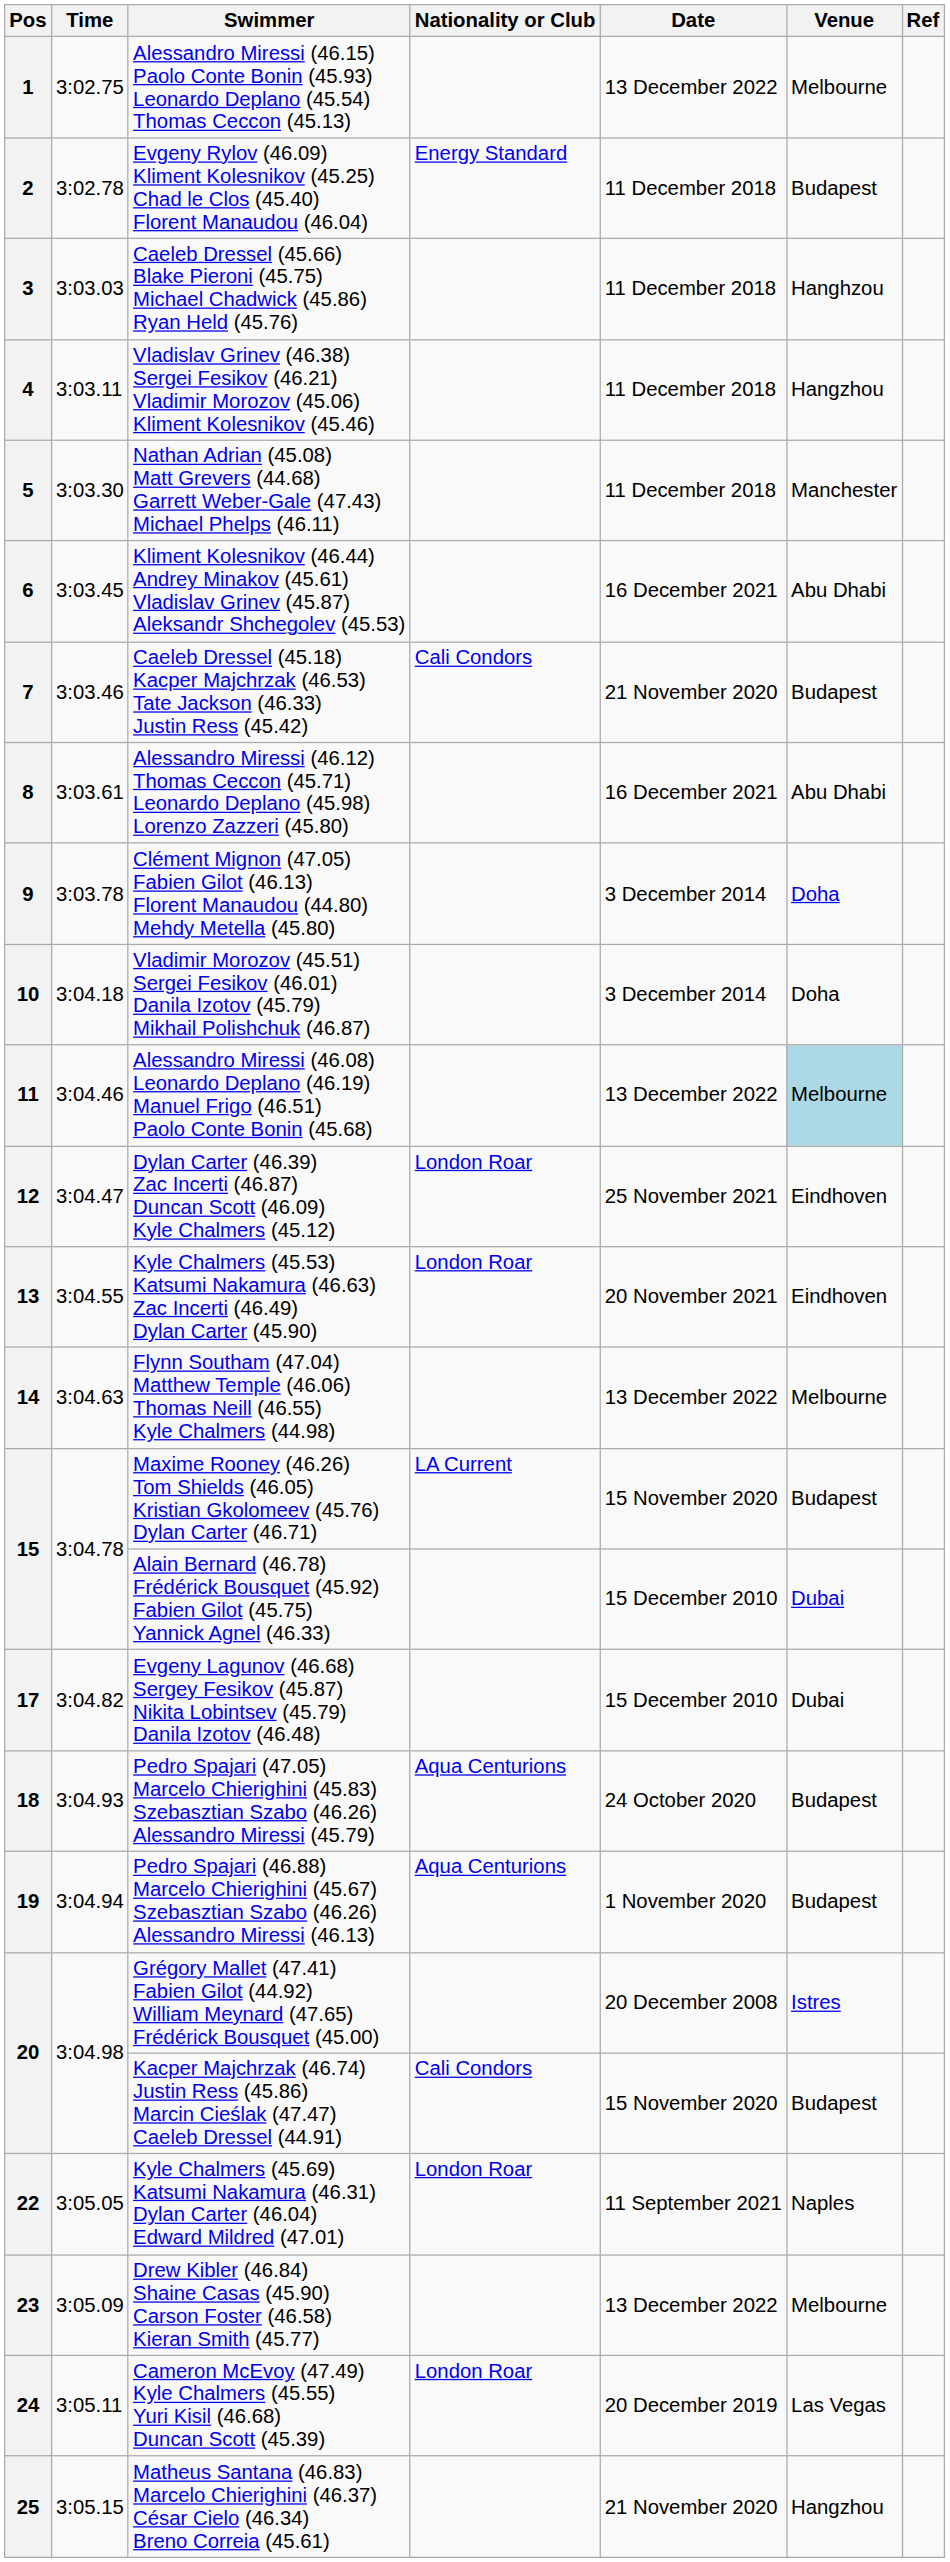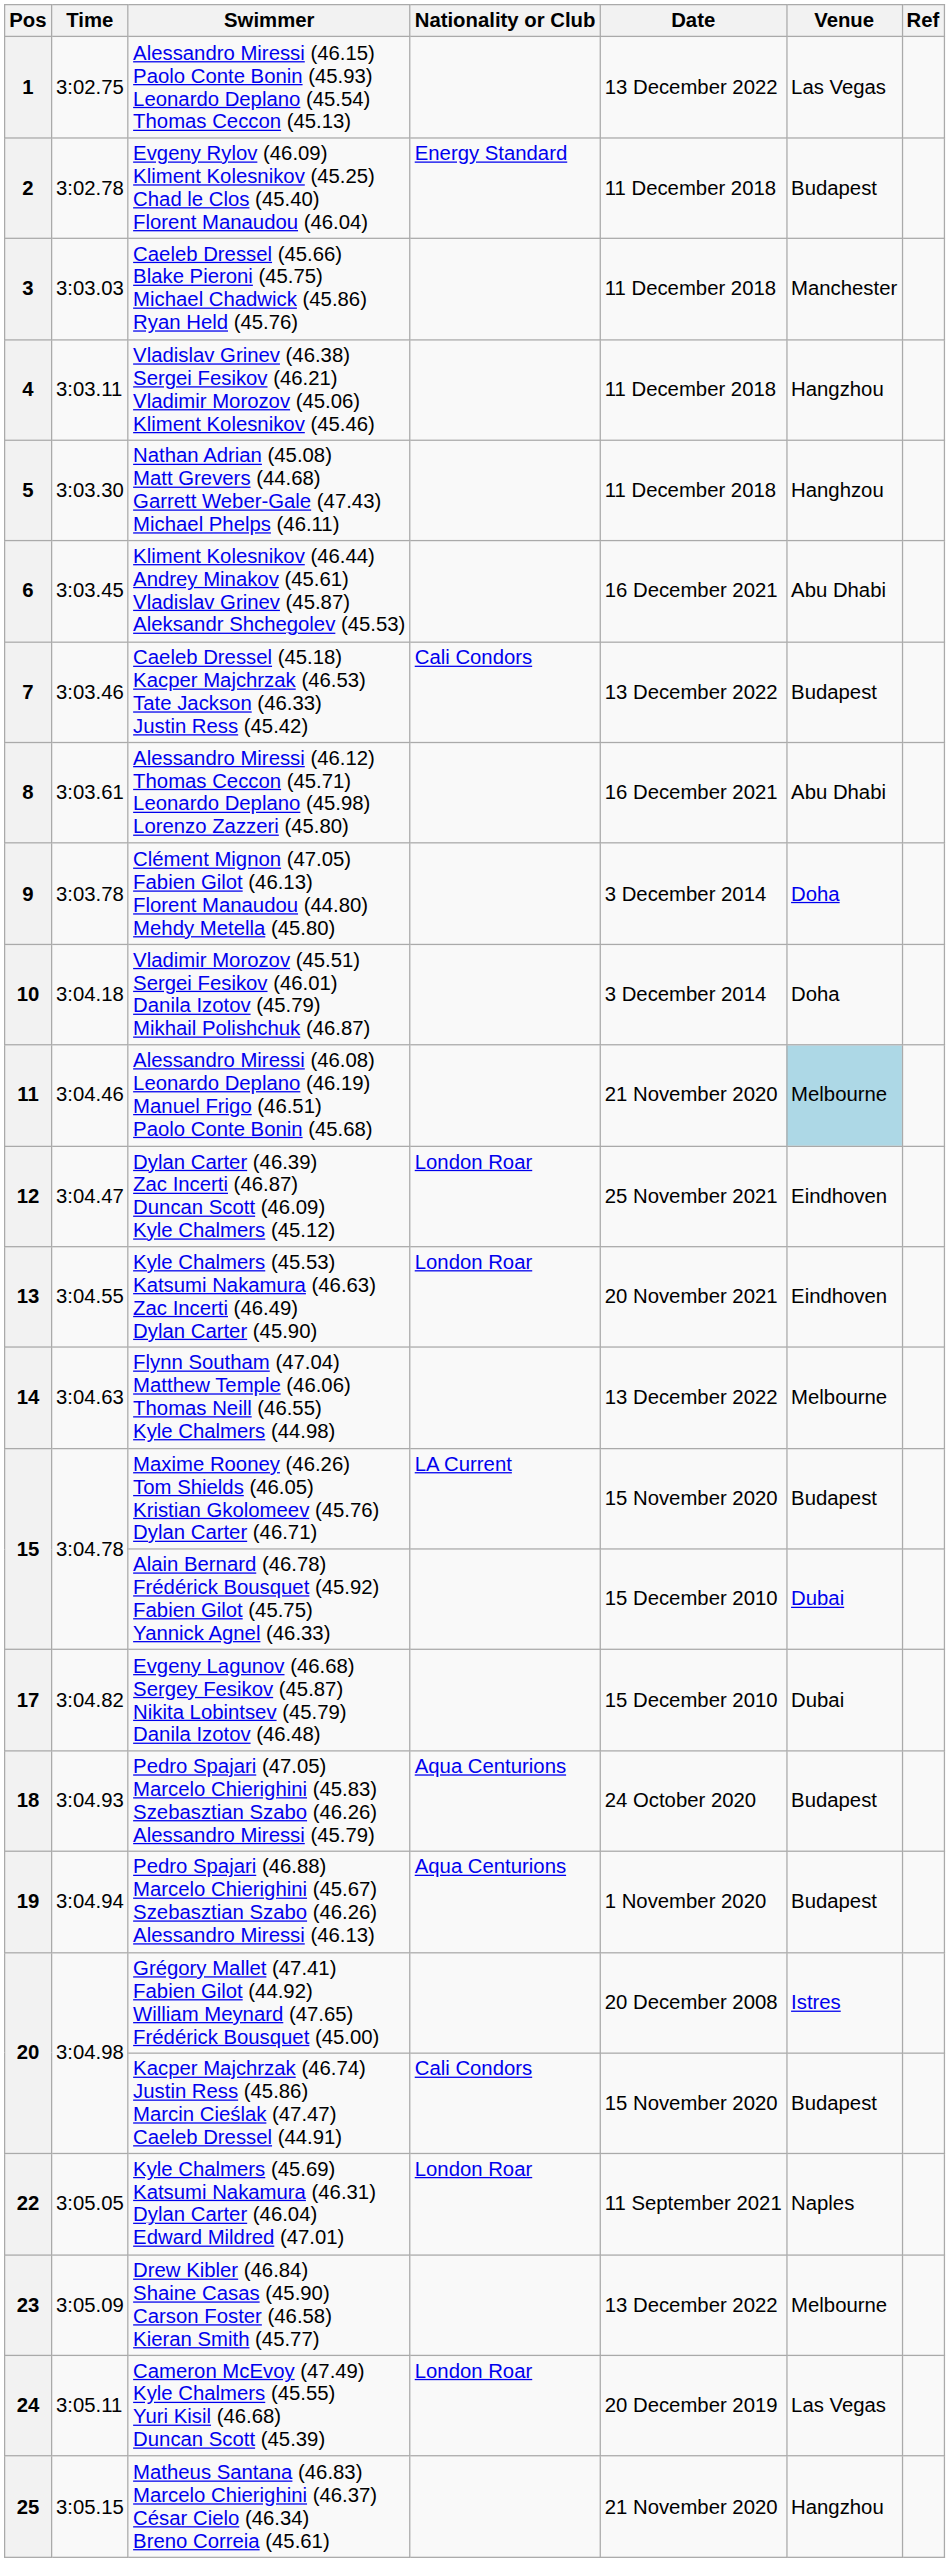(839, 87) Melbourne -> (839, 87) Las Vegas
(837, 288) Hanghzou -> (844, 288) Manchester
(844, 490) Manchester -> (837, 490) Hanghzou
(691, 691) 21 November 2020 -> (691, 691) 13 December 2022
(691, 1095) 13 December 2022 -> (691, 1095) 21 November 2020
